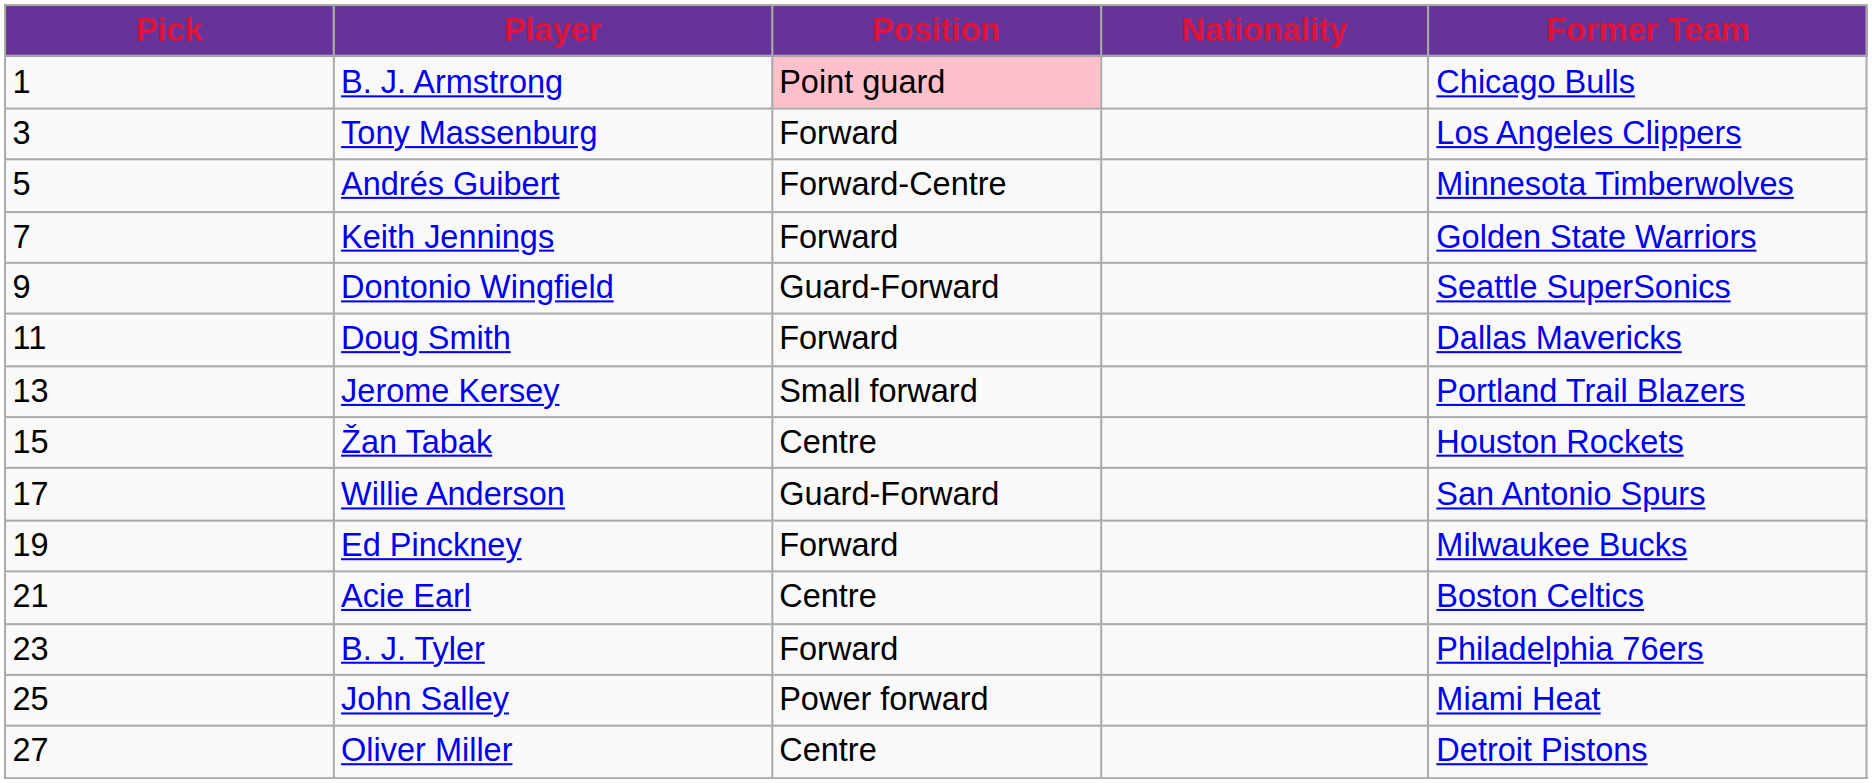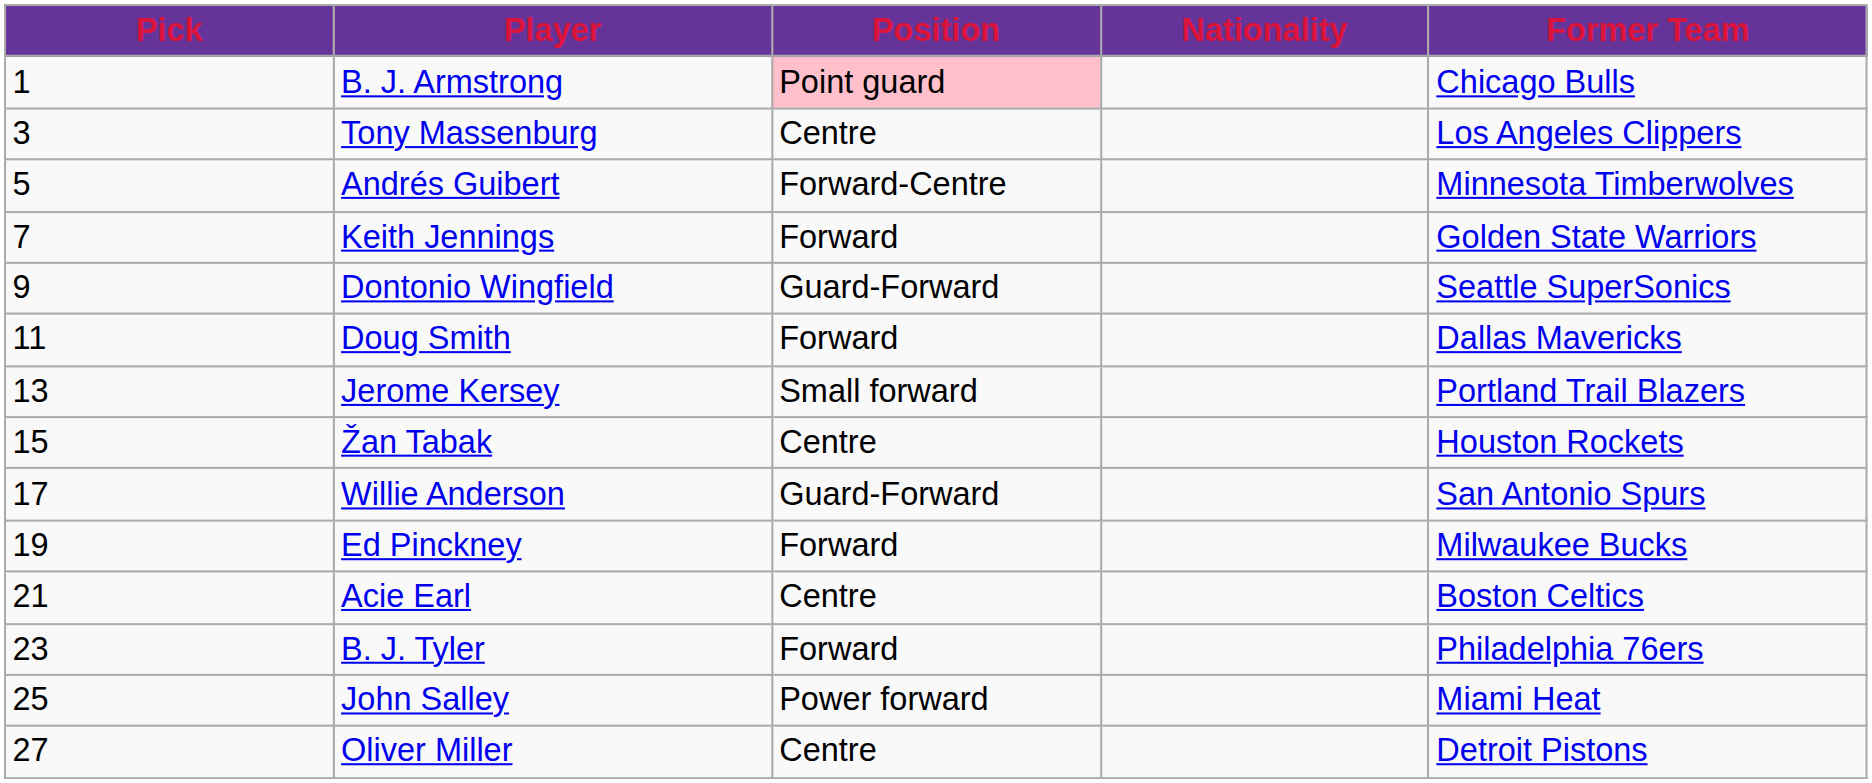(839, 133) Forward -> (828, 133) Centre
